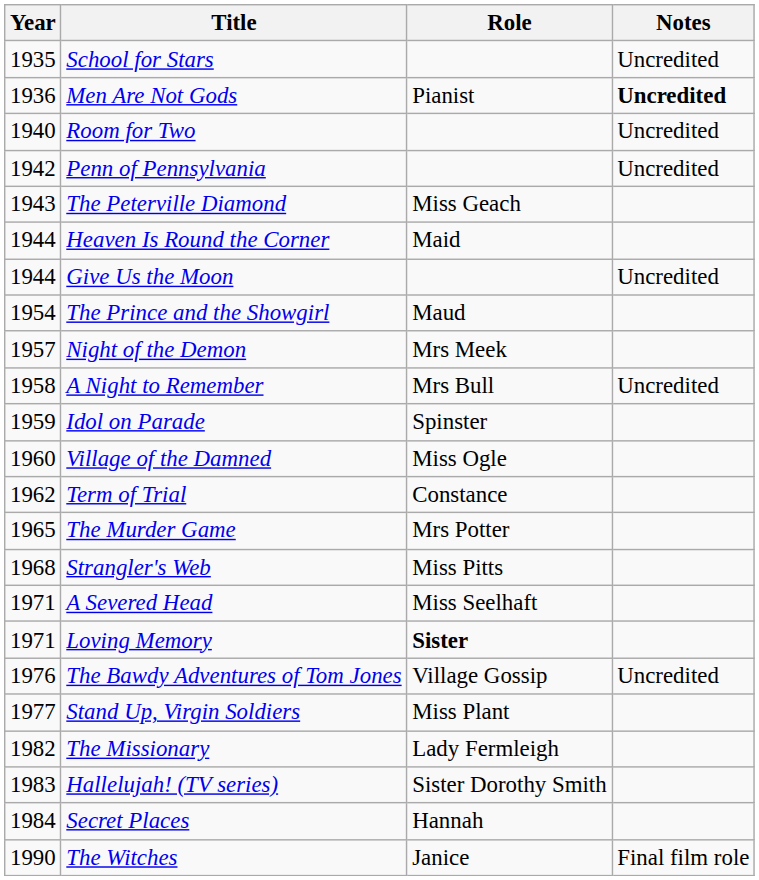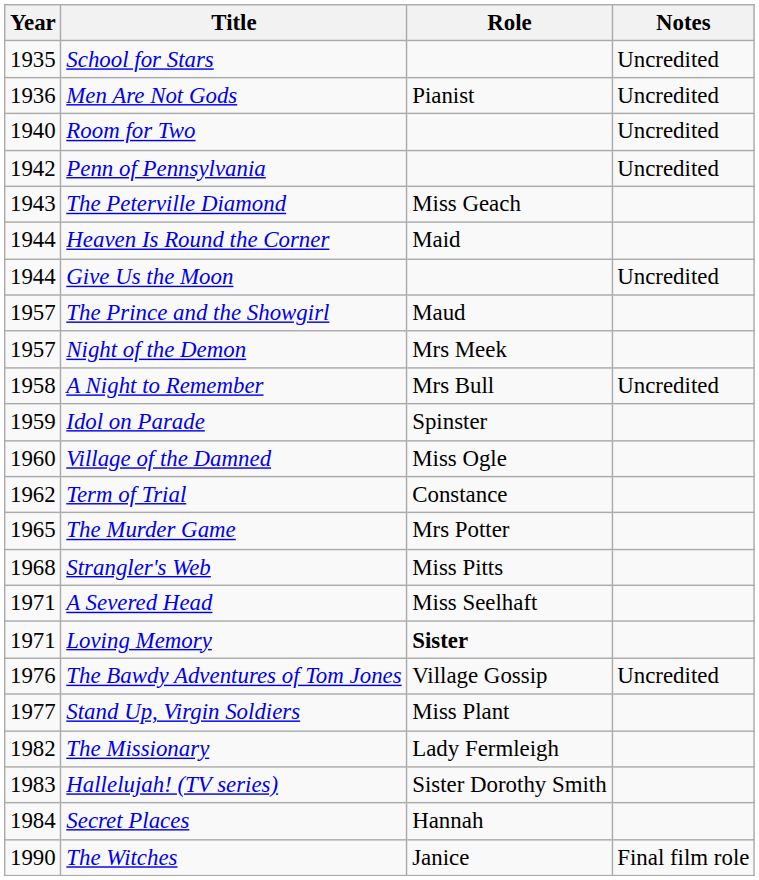(672, 95) bold -> (668, 95) normal
(33, 312) 1954 -> (33, 312) 1957
